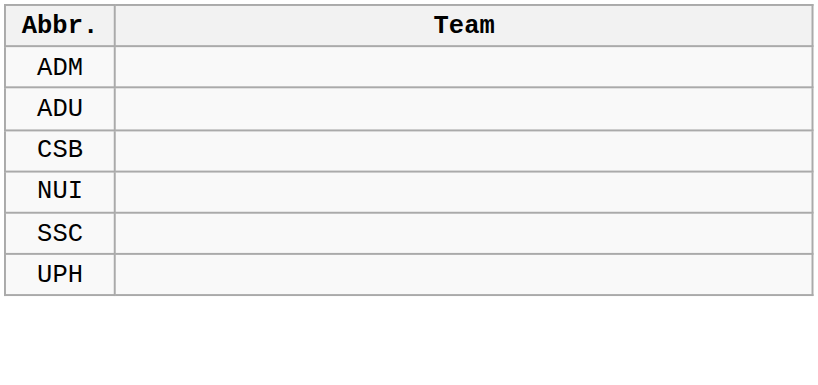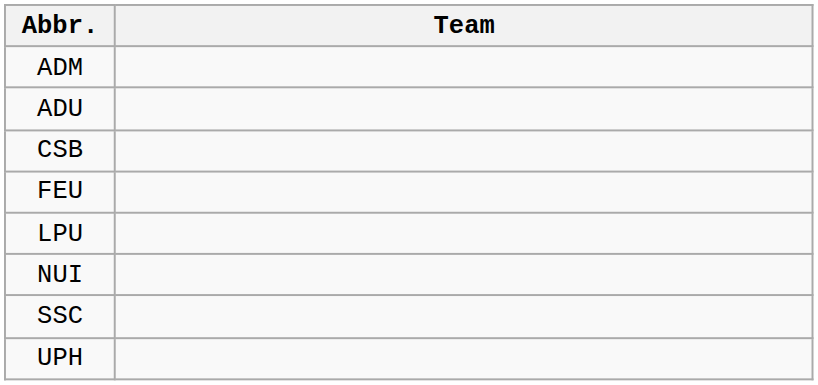+ row: (60, 192)
+ row: (60, 233)
